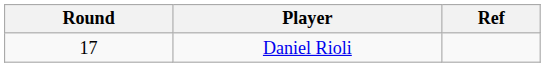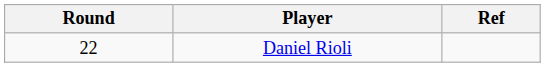(89, 47) 17 -> (89, 47) 22
